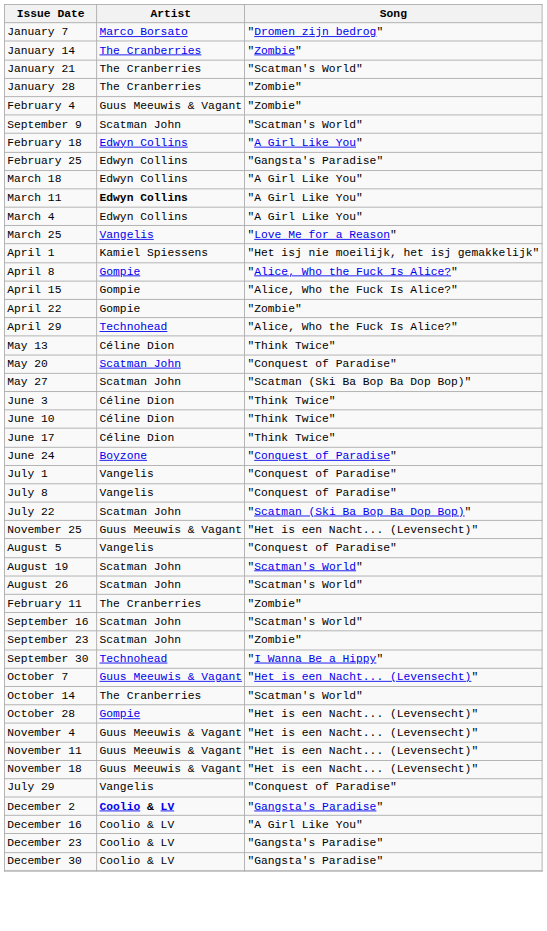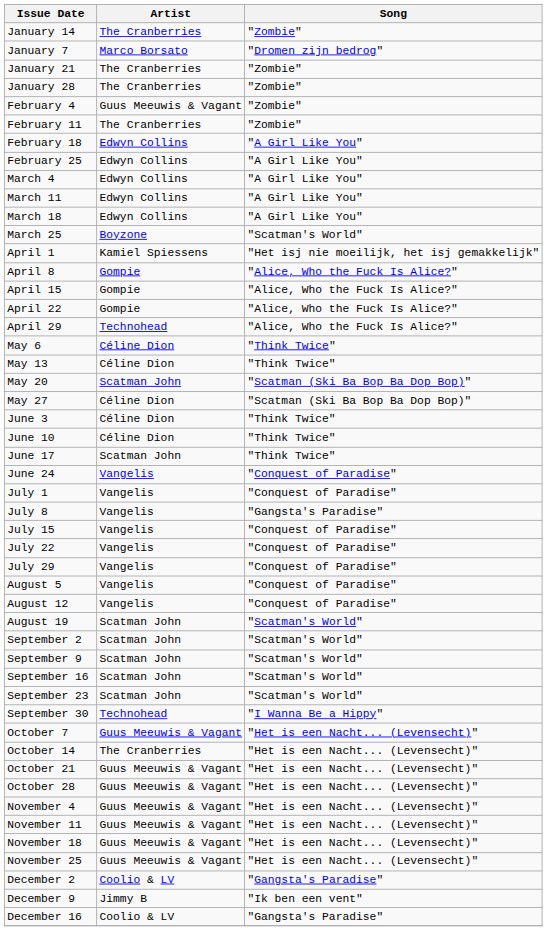rows swapped: (38, 32) <-> (41, 51)
(305, 69) "Scatman's World" -> (275, 69) "Zombie"
rows swapped: (44, 604) <-> (44, 124)
(315, 161) "Gangsta's Paradise" -> (305, 161) "A Girl Like You"
rows swapped: (31, 216) <-> (34, 180)
(144, 198) bold -> (144, 198) normal
(127, 235) Vangelis -> (123, 235) Boyzone
(322, 235) "Love Me for a Reason" -> (305, 235) "Scatman's World"
(275, 309) "Zombie" -> (353, 309) "Alice, Who the Fuck Is Alice?"
+ row: (24, 345)
(322, 364) "Conquest of Paradise" -> (359, 382) "Scatman (Ski Ba Bop Ba Dop Bop)"
(140, 382) Scatman John -> (137, 401) Céline Dion
(137, 438) Céline Dion -> (140, 456) Scatman John
(123, 456) Boyzone -> (127, 474) Vangelis
(322, 493) "Conquest of Paradise" -> (315, 511) "Gangsta's Paradise"
+ row: (31, 530)
(140, 511) Scatman John -> (127, 548) Vangelis
(359, 511) "Scatman (Ski Ba Bop Ba Dop Bop)" -> (322, 548) "Conquest of Paradise"
rows swapped: (31, 788) <-> (44, 530)
+ row: (38, 604)
- row: (38, 585)
+ row: (44, 640)
(275, 640) "Zombie" -> (305, 696) "Scatman's World"
(305, 696) "Scatman's World" -> (363, 751) "Het is een Nacht... (Levensecht)"
+ row: (41, 769)
(120, 714) Gompie -> (171, 788) Guus Meeuwis & Vagant
(137, 806) bold -> (137, 880) normal
+ row: (41, 898)
(305, 825) "A Girl Like You" -> (315, 917) "Gangsta's Paradise"
- row: (44, 843)
- row: (44, 862)
